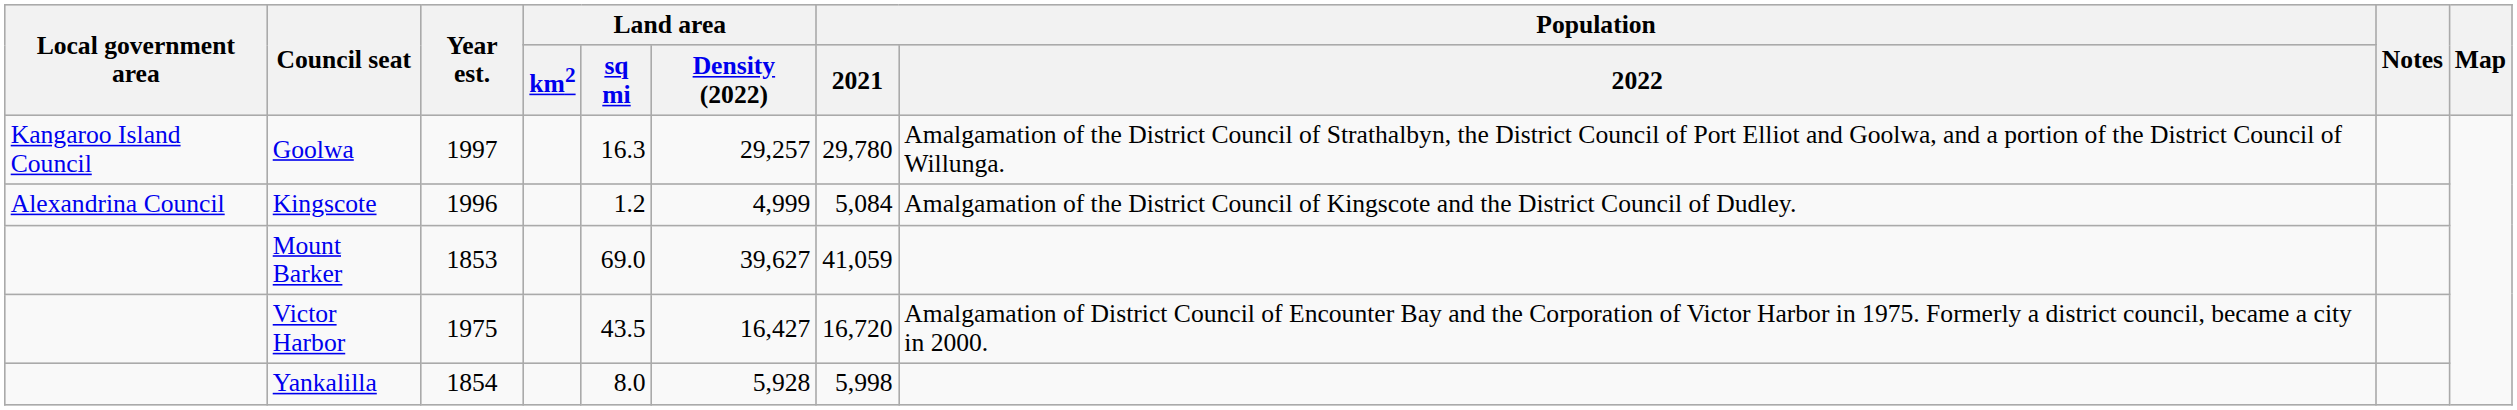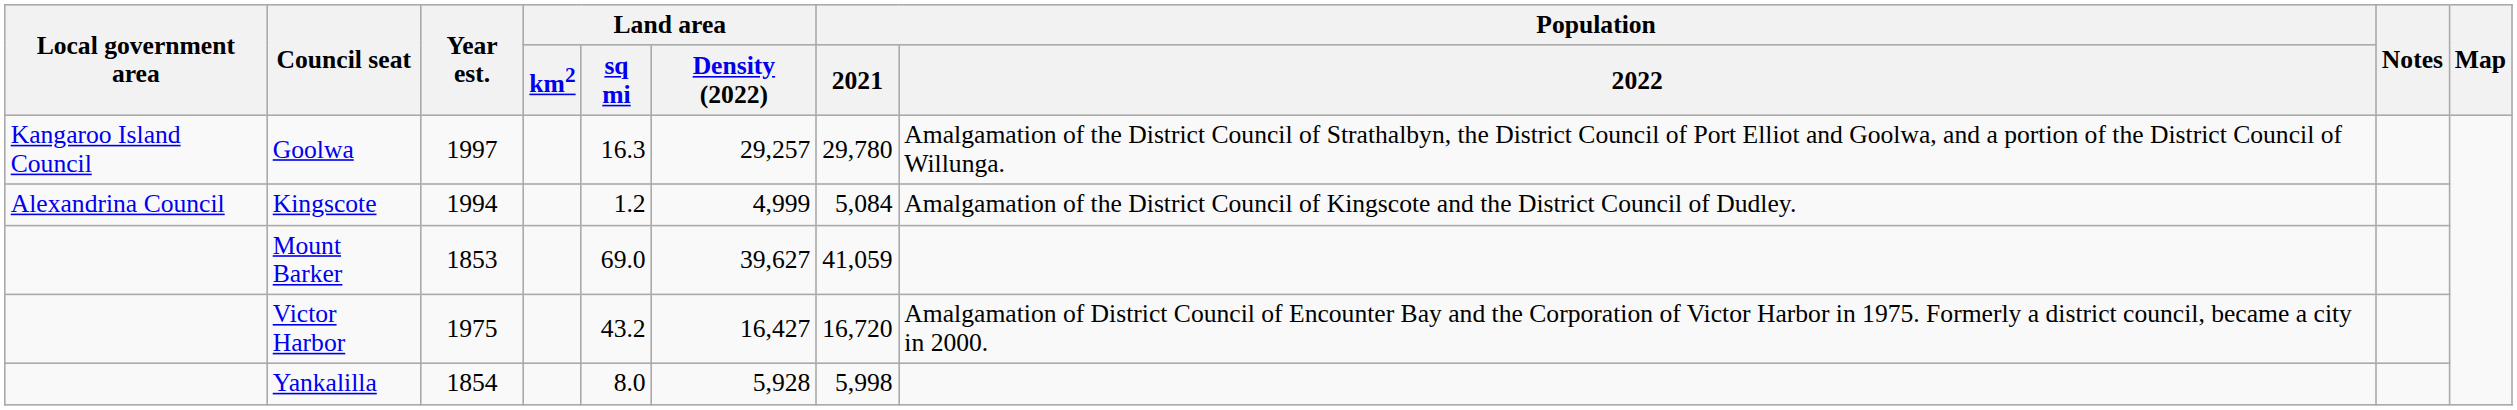(472, 204) 1996 -> (472, 204) 1994
(623, 328) 43.5 -> (623, 328) 43.2
